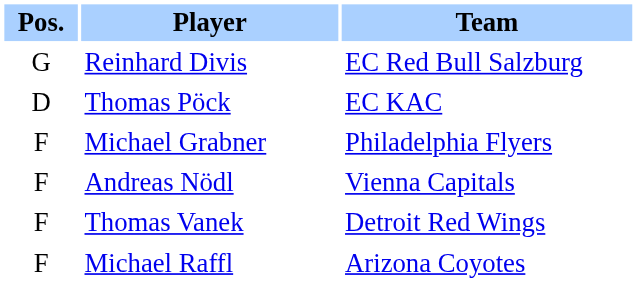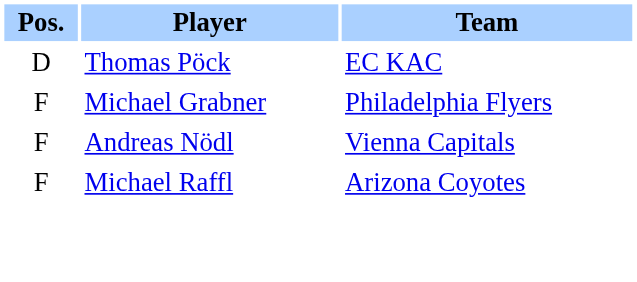- row: (166, 62)
- row: (164, 222)
